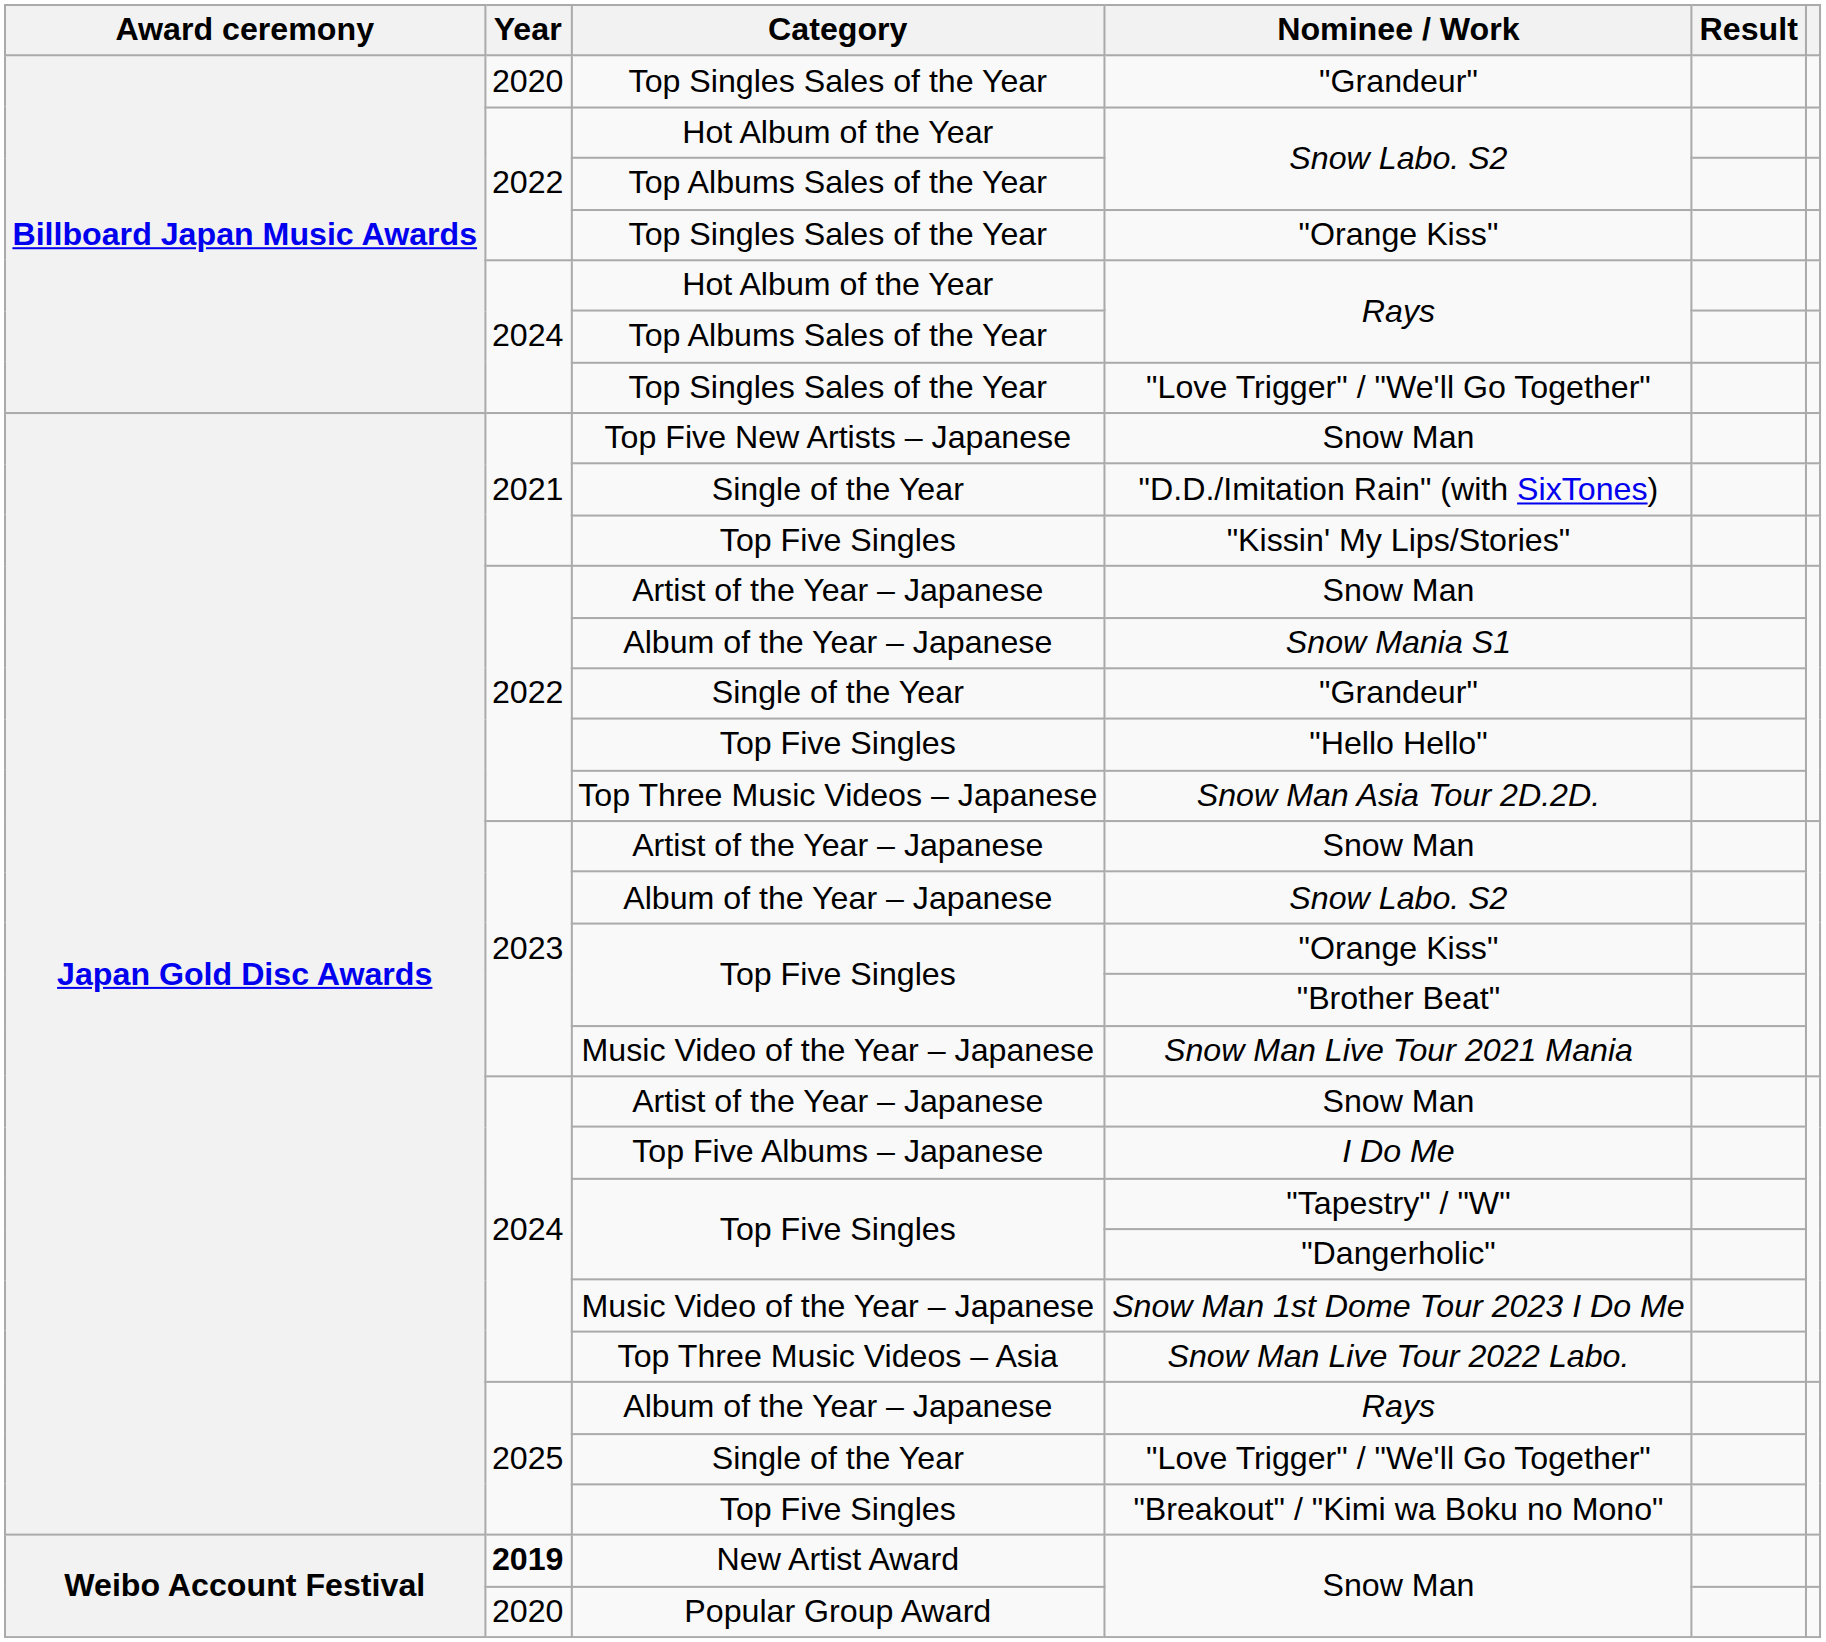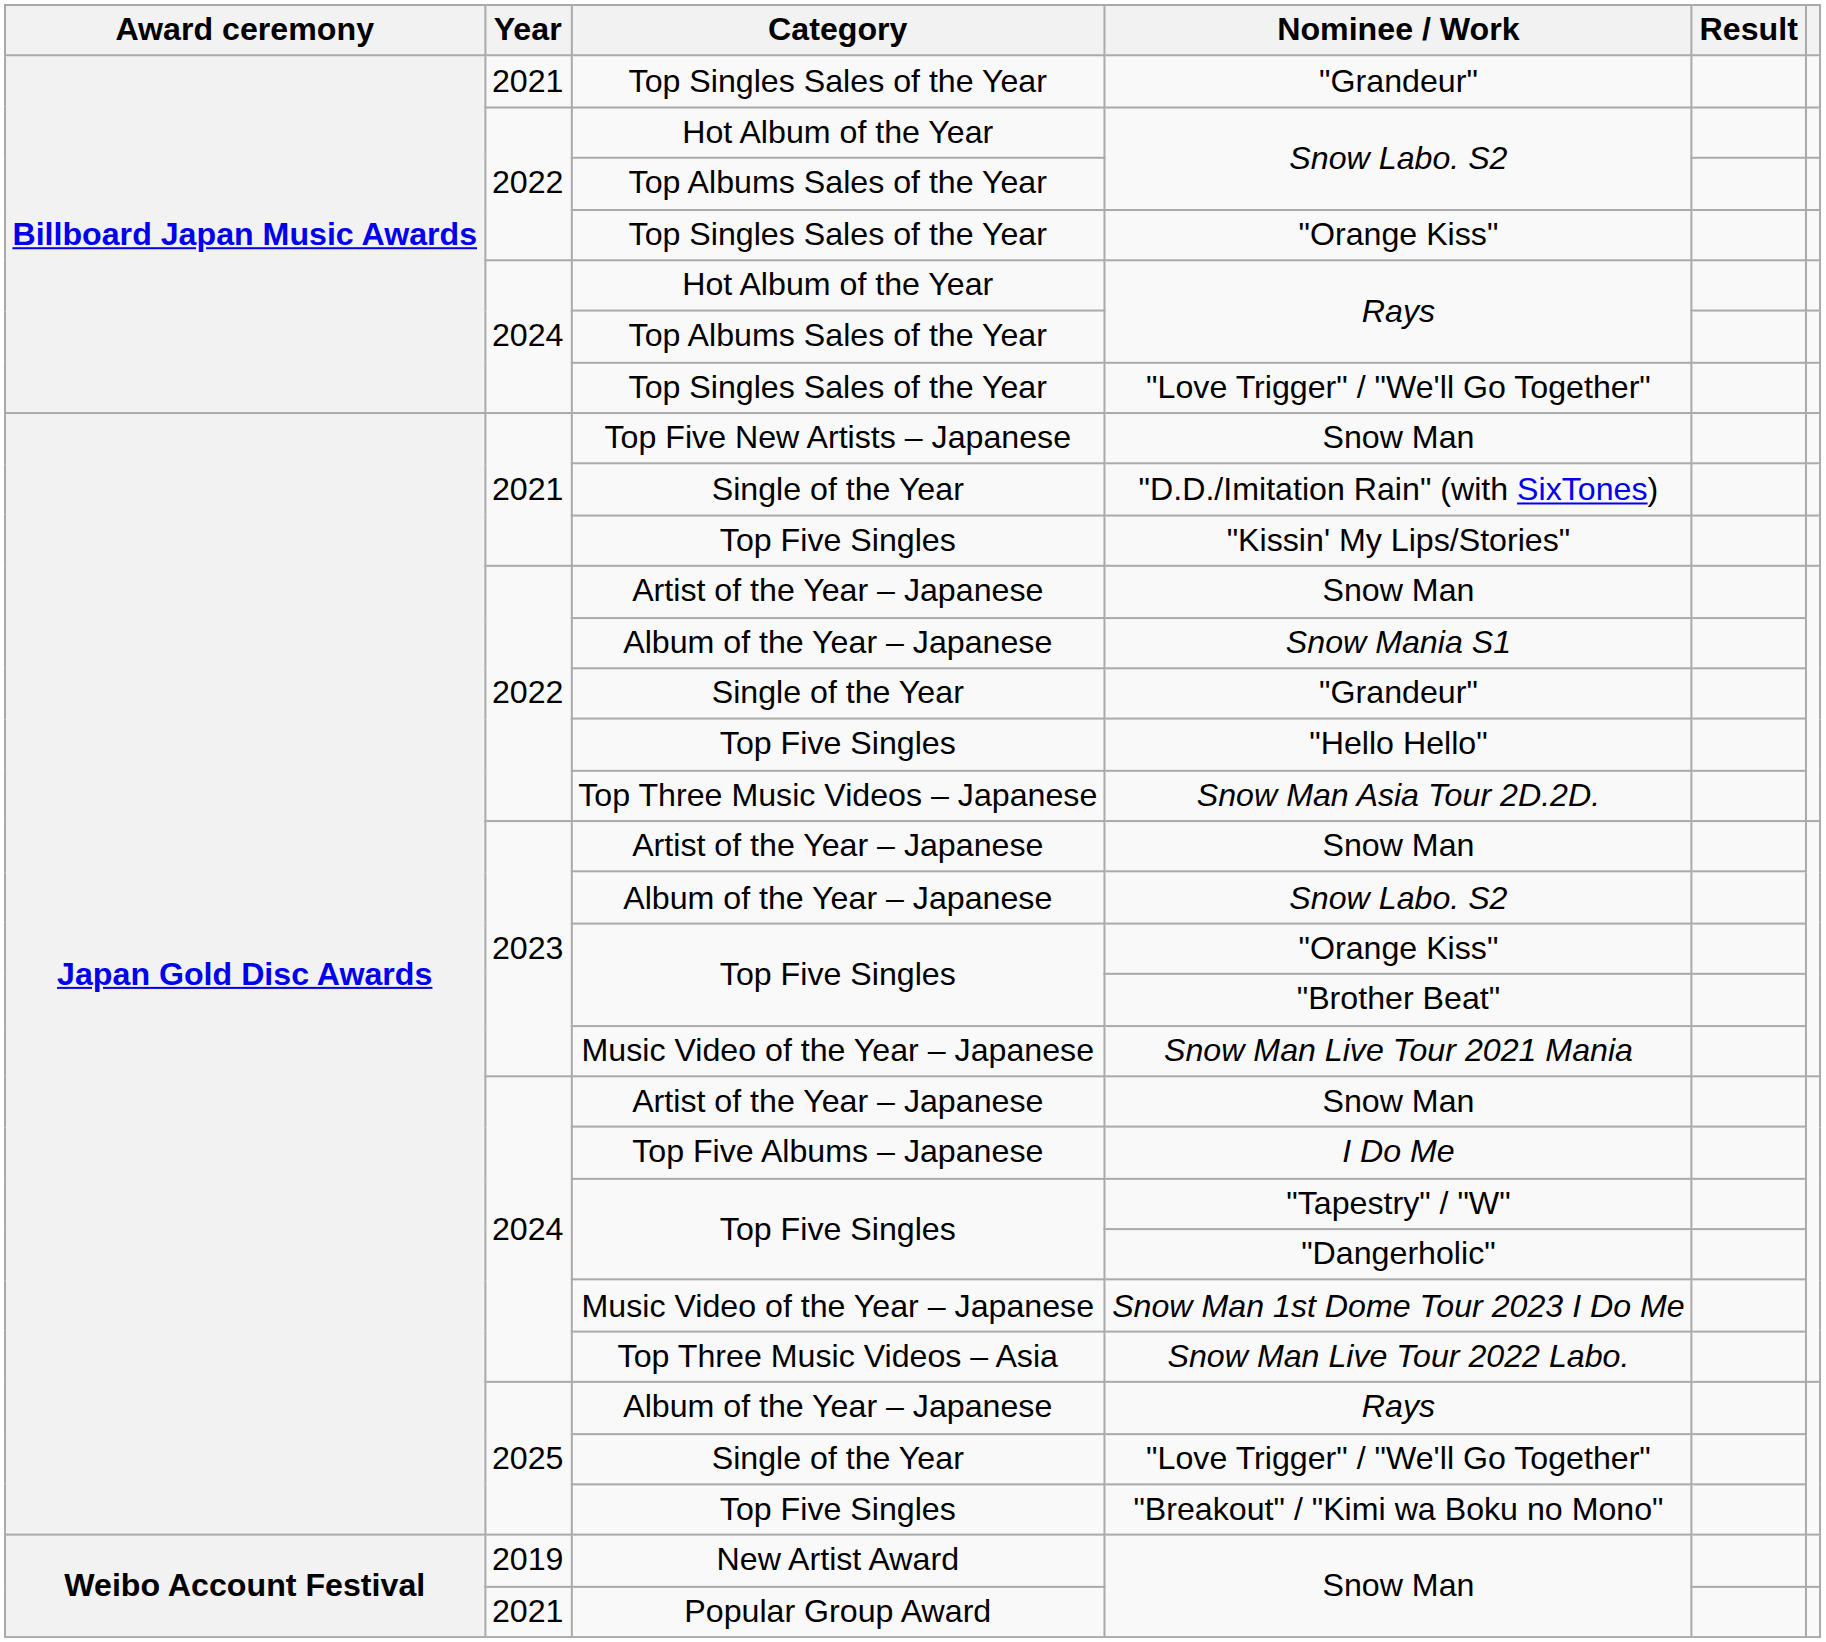(528, 81) 2020 -> (528, 81) 2021
(528, 1560) bold -> (528, 1560) normal
(528, 1611) 2020 -> (528, 1611) 2021
